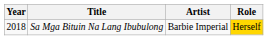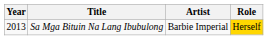(16, 27) 2018 -> (16, 27) 2013
